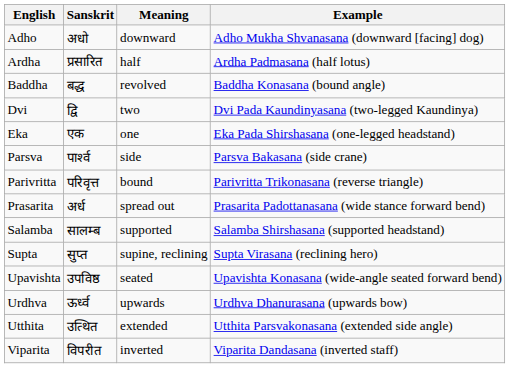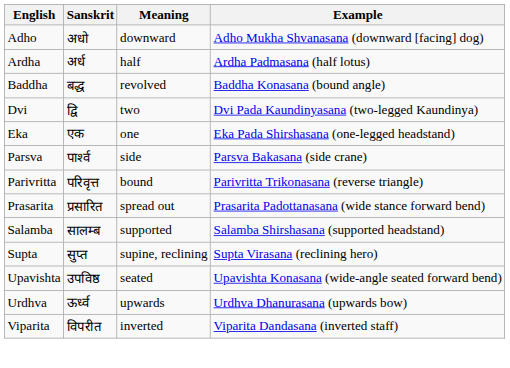(85, 62) प्रसारित -> (76, 62) अर्ध
(76, 206) अर्ध -> (85, 206) प्रसारित
- row: (26, 326)
